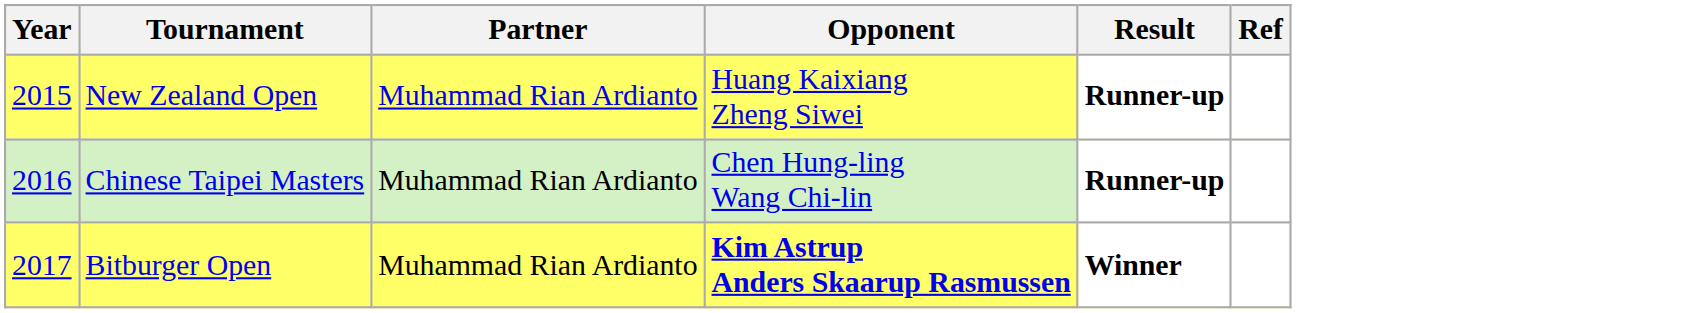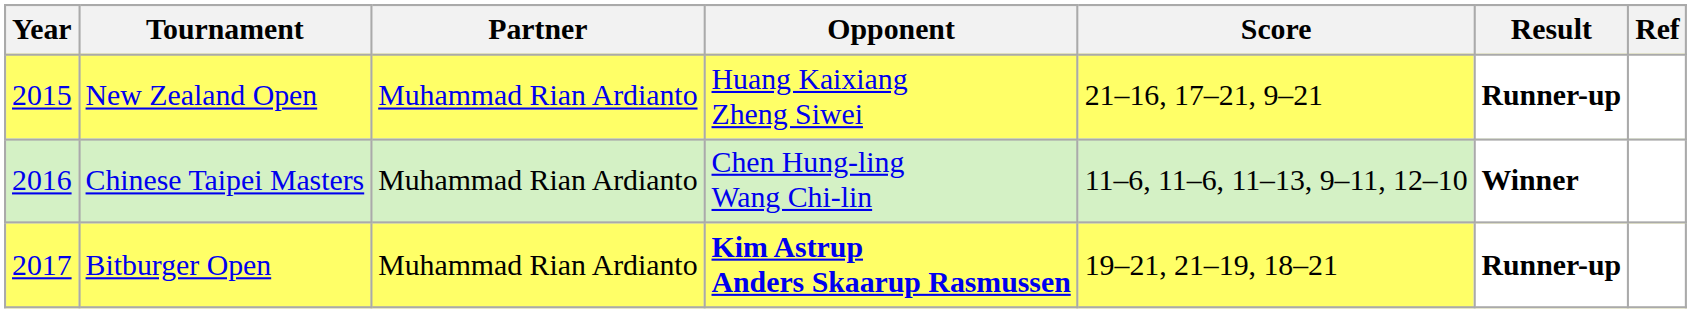+ column: (1276, 29)
(1155, 180) Runner-up -> (1530, 180) Winner
(1133, 264) Winner -> (1551, 264) Runner-up
